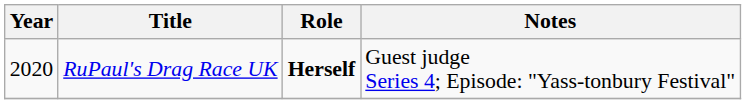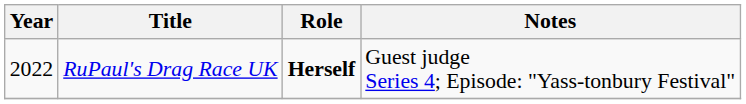(31, 68) 2020 -> (31, 68) 2022
